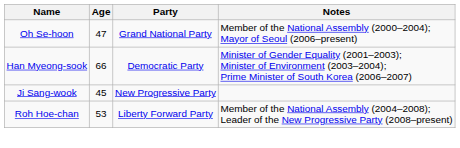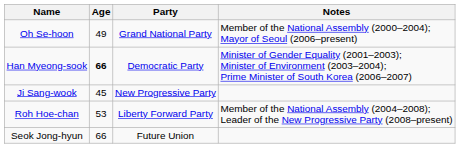(101, 33) 47 -> (101, 33) 49
(101, 66) normal -> (101, 66) bold
+ row: (47, 135)
